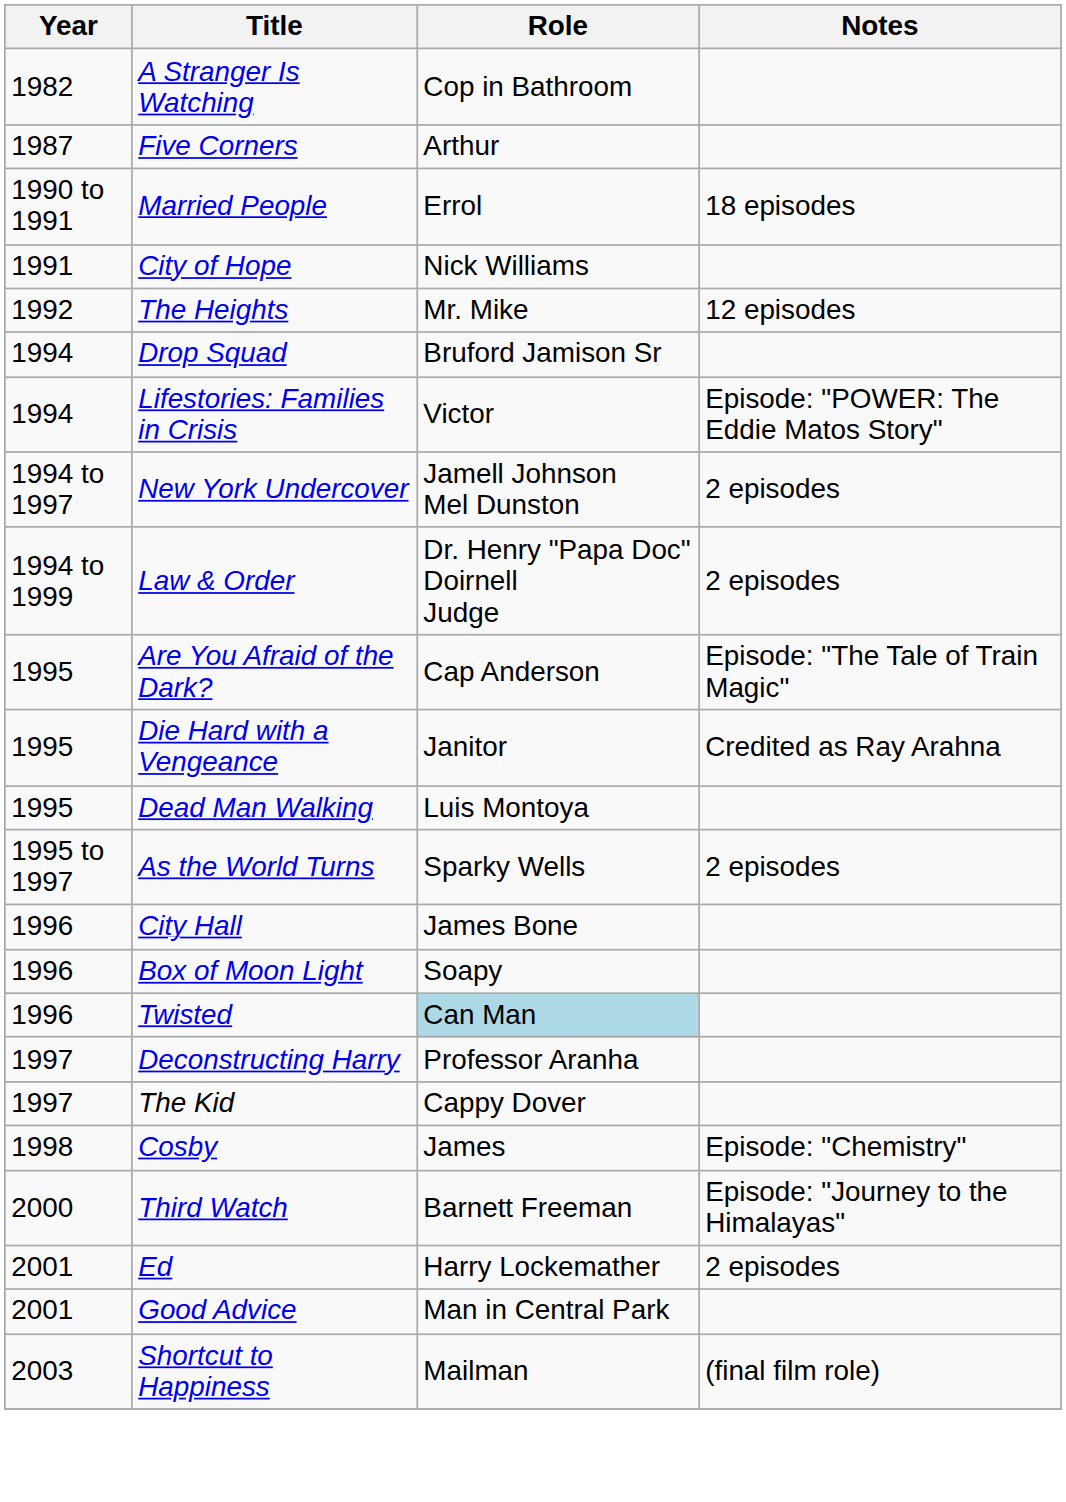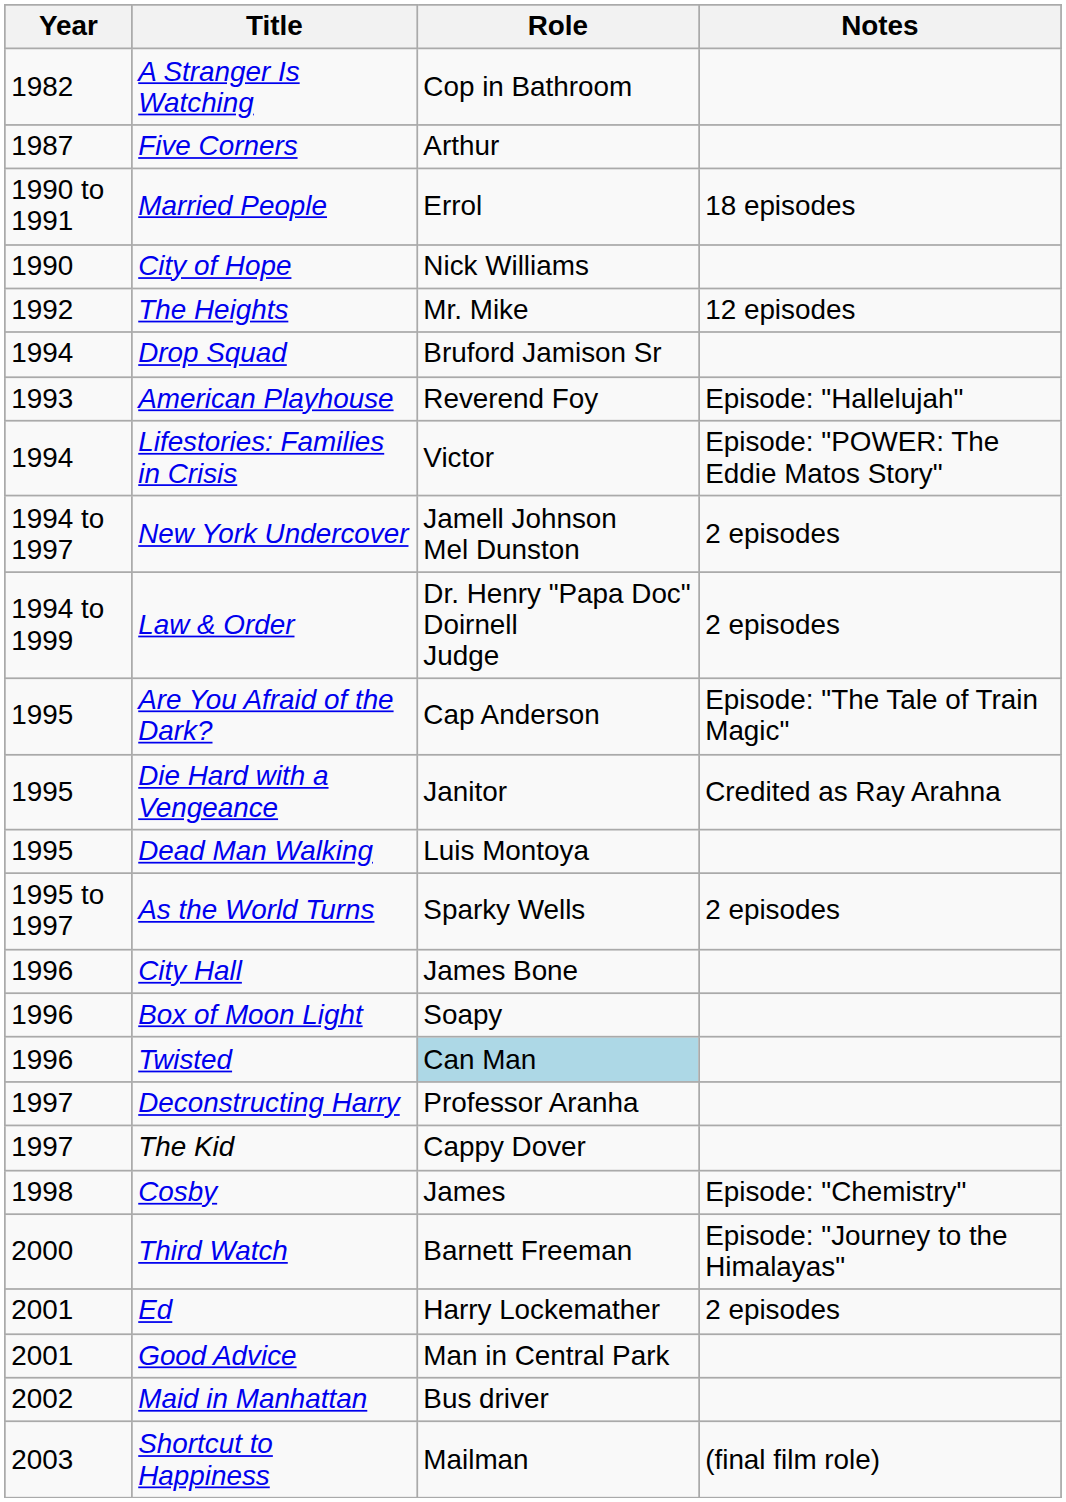(42, 265) 1991 -> (42, 265) 1990
+ row: (266, 398)
+ row: (253, 1399)
